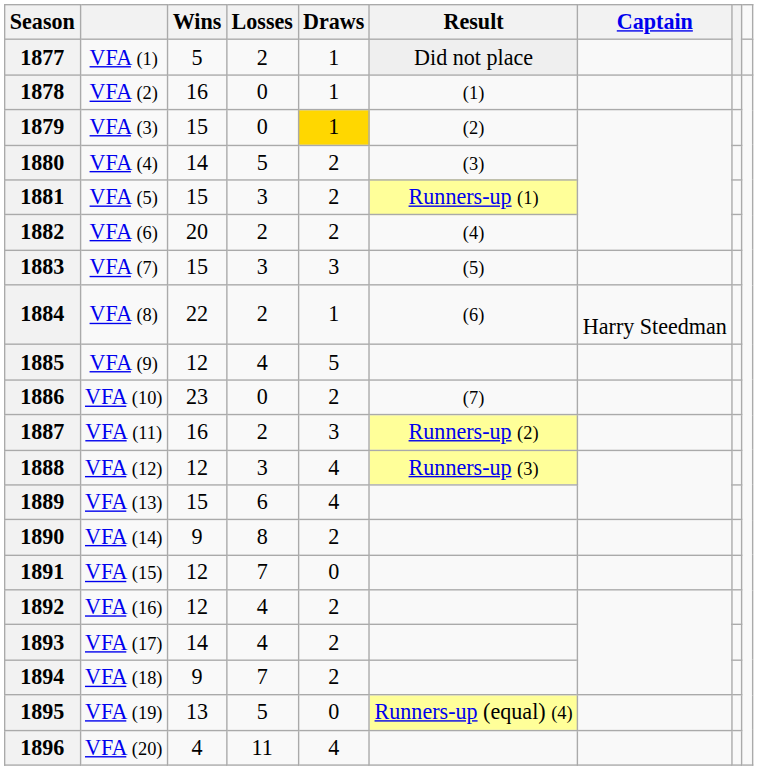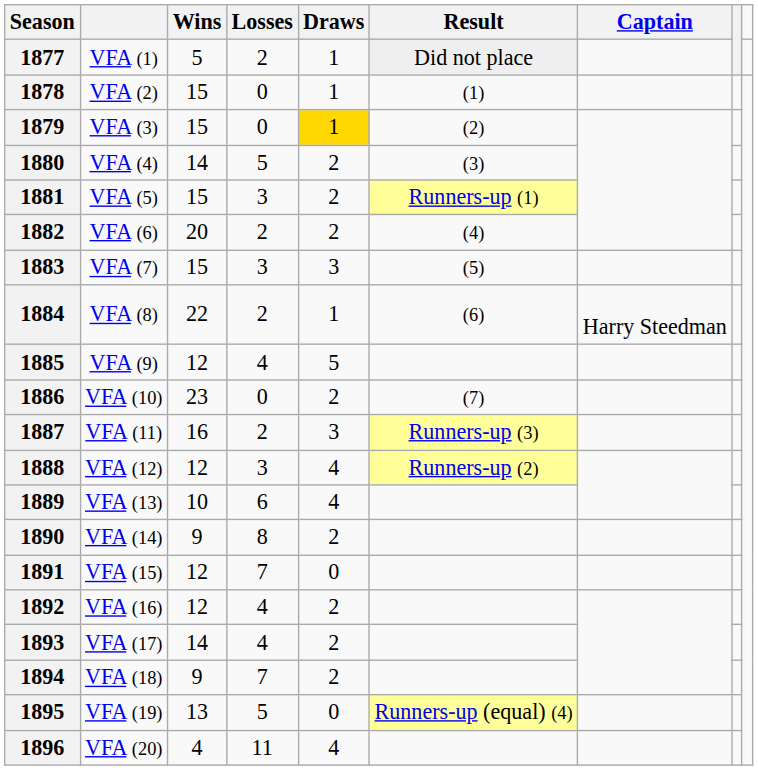(197, 92) 16 -> (197, 92) 15
(474, 432) Runners-up (2) -> (474, 432) Runners-up (3)
(474, 467) Runners-up (3) -> (474, 467) Runners-up (2)
(197, 502) 15 -> (197, 502) 10
